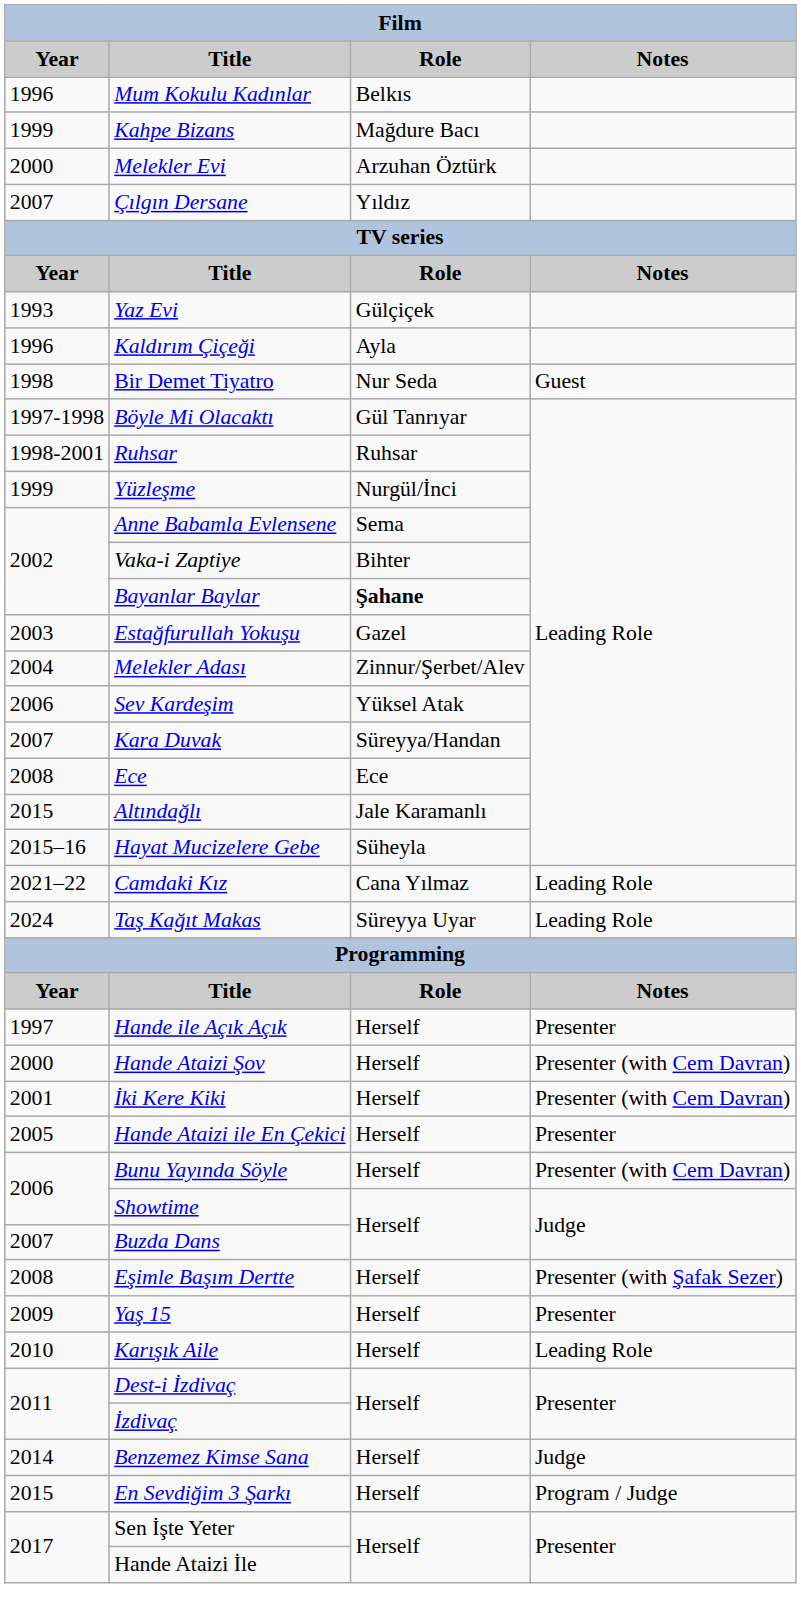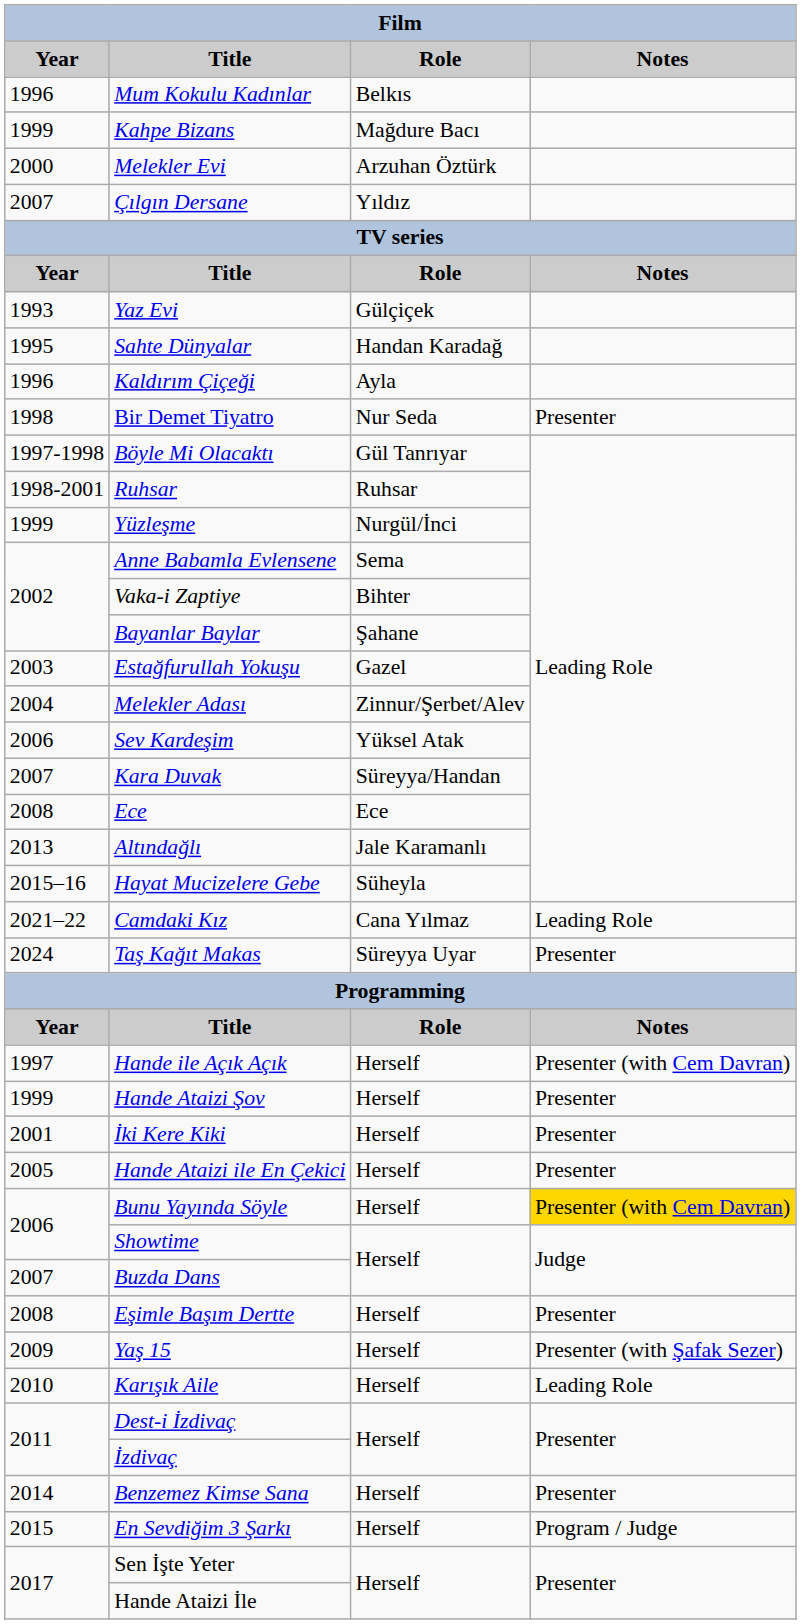+ row: (183, 345)
(560, 381) Guest -> (575, 417) Presenter
(390, 596) bold -> (387, 632) normal
(32, 811) 2015 -> (32, 847) 2013
(594, 919) Leading Role -> (575, 955) Presenter
(575, 1026) Presenter -> (663, 1062) Presenter (with Cem Davran)
(32, 1062) 2000 -> (32, 1098) 1999
(663, 1062) Presenter (with Cem Davran) -> (575, 1098) Presenter
(663, 1098) Presenter (with Cem Davran) -> (575, 1134) Presenter
(663, 1170) no background -> (663, 1206) gold background
(659, 1278) Presenter (with Şafak Sezer) -> (575, 1313) Presenter
(575, 1313) Presenter -> (659, 1349) Presenter (with Şafak Sezer)
(560, 1457) Judge -> (575, 1493) Presenter
